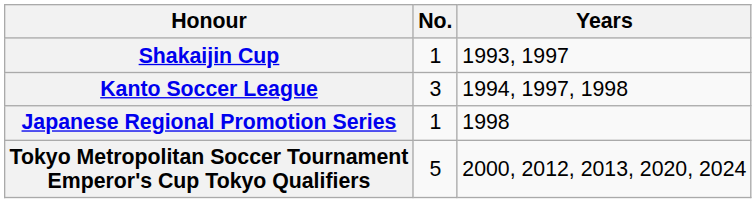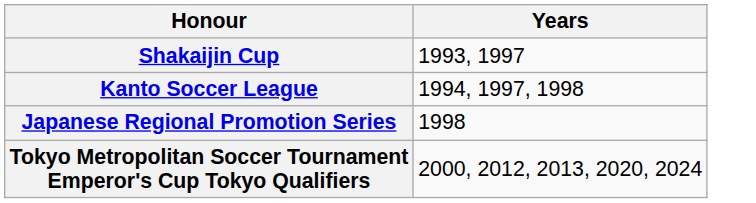- column: (435, 21)
